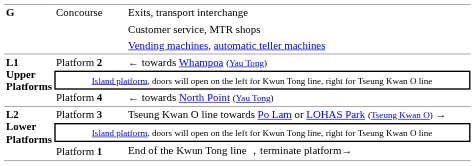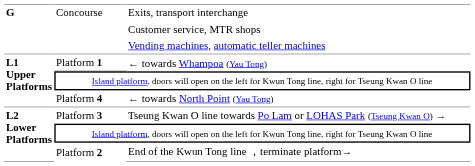(79, 62) Platform 2 -> (79, 62) Platform 1
(79, 151) Platform 1 -> (79, 152) Platform 2
